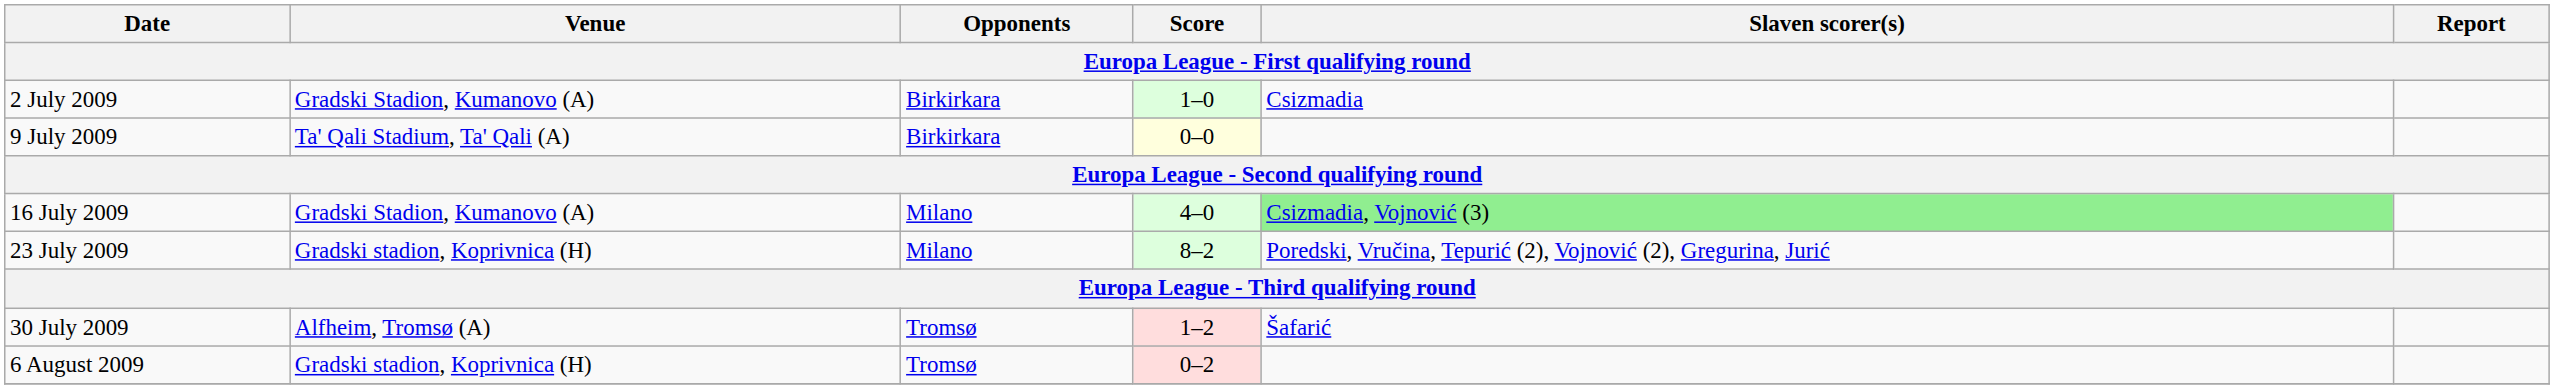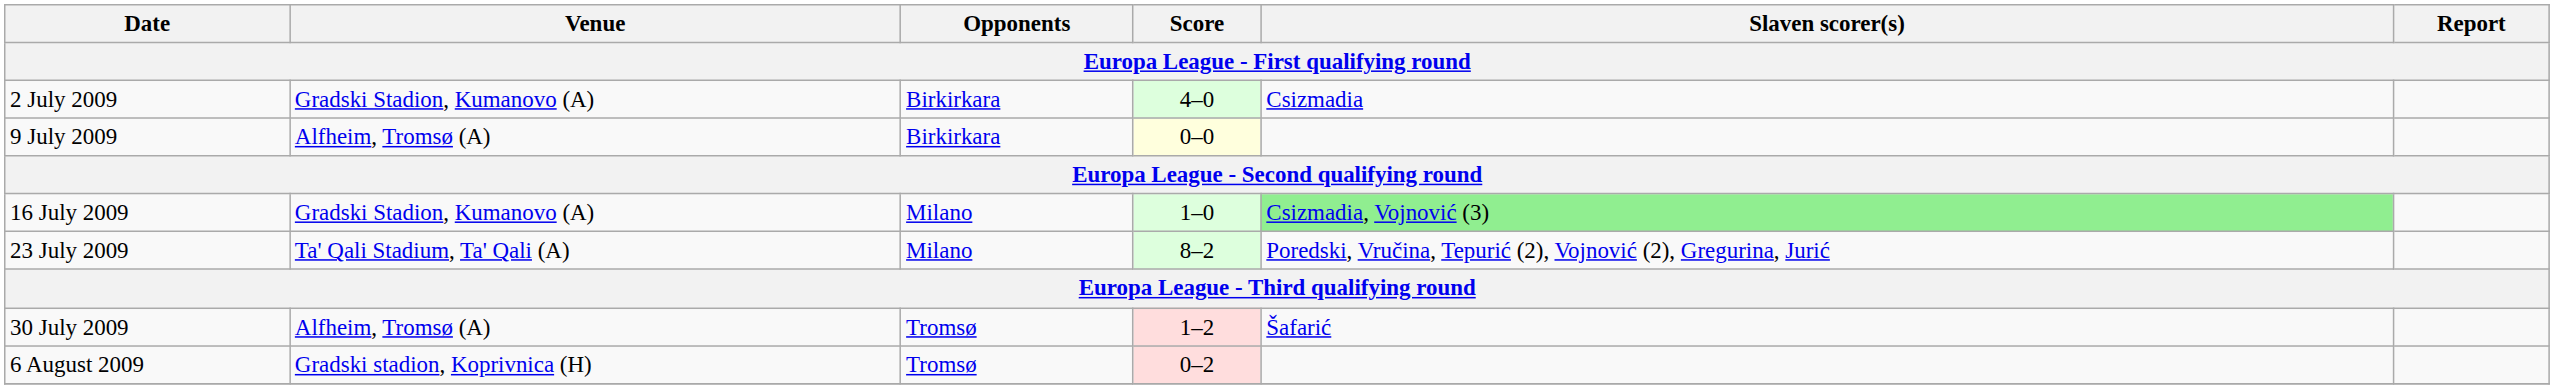(1197, 99) 1–0 -> (1197, 99) 4–0
(432, 137) Ta' Qali Stadium, Ta' Qali (A) -> (393, 137) Alfheim, Tromsø (A)
(1197, 212) 4–0 -> (1197, 212) 1–0
(443, 250) Gradski stadion, Koprivnica (H) -> (432, 250) Ta' Qali Stadium, Ta' Qali (A)
